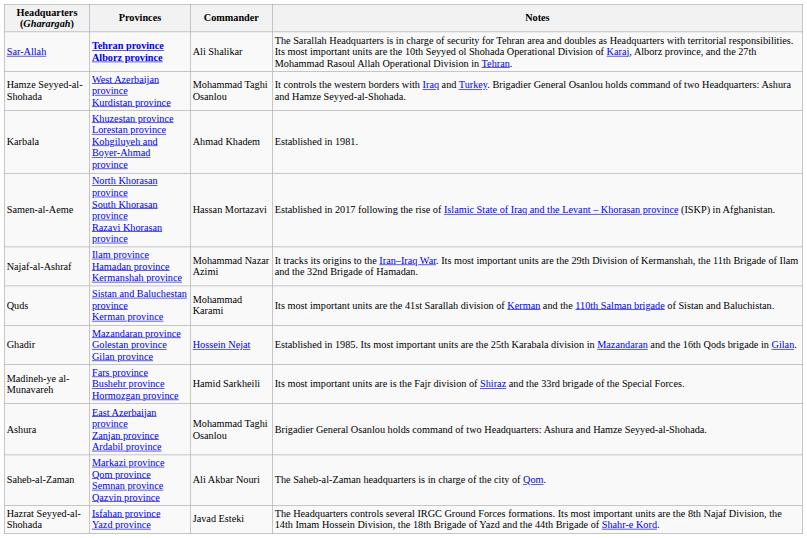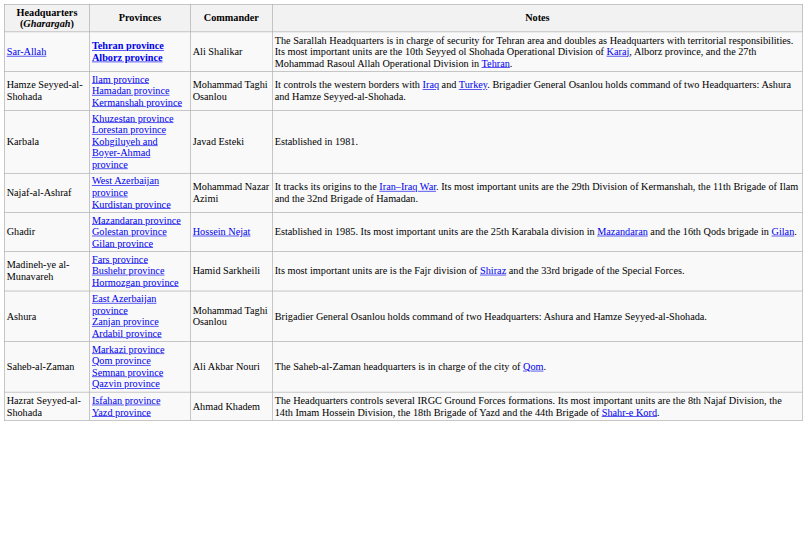(131, 91) West Azerbaijan province Kurdistan province -> (137, 91) Ilam province Hamadan province Kermanshah province
(226, 141) Ahmad Khadem -> (218, 141) Javad Esteki
- row: (40, 210)
(137, 266) Ilam province Hamadan province Kermanshah province -> (131, 192) West Azerbaijan province Kurdistan province
- row: (17, 305)
(218, 519) Javad Esteki -> (226, 406) Ahmad Khadem
